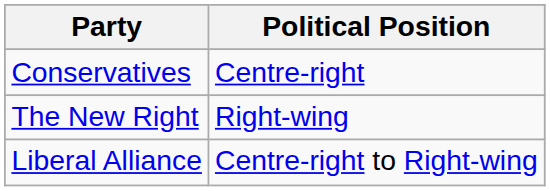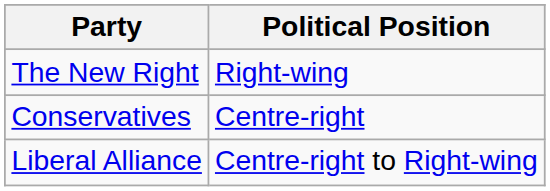rows swapped: (101, 71) <-> (105, 116)
